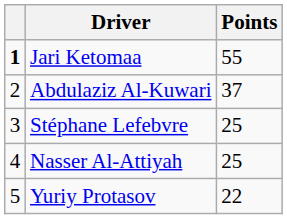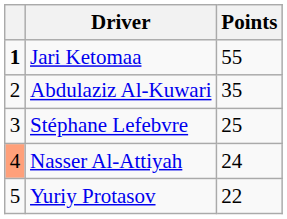(232, 91) 37 -> (232, 91) 35
(15, 160) no background -> (15, 160) lightsalmon background
(232, 160) 25 -> (232, 160) 24
